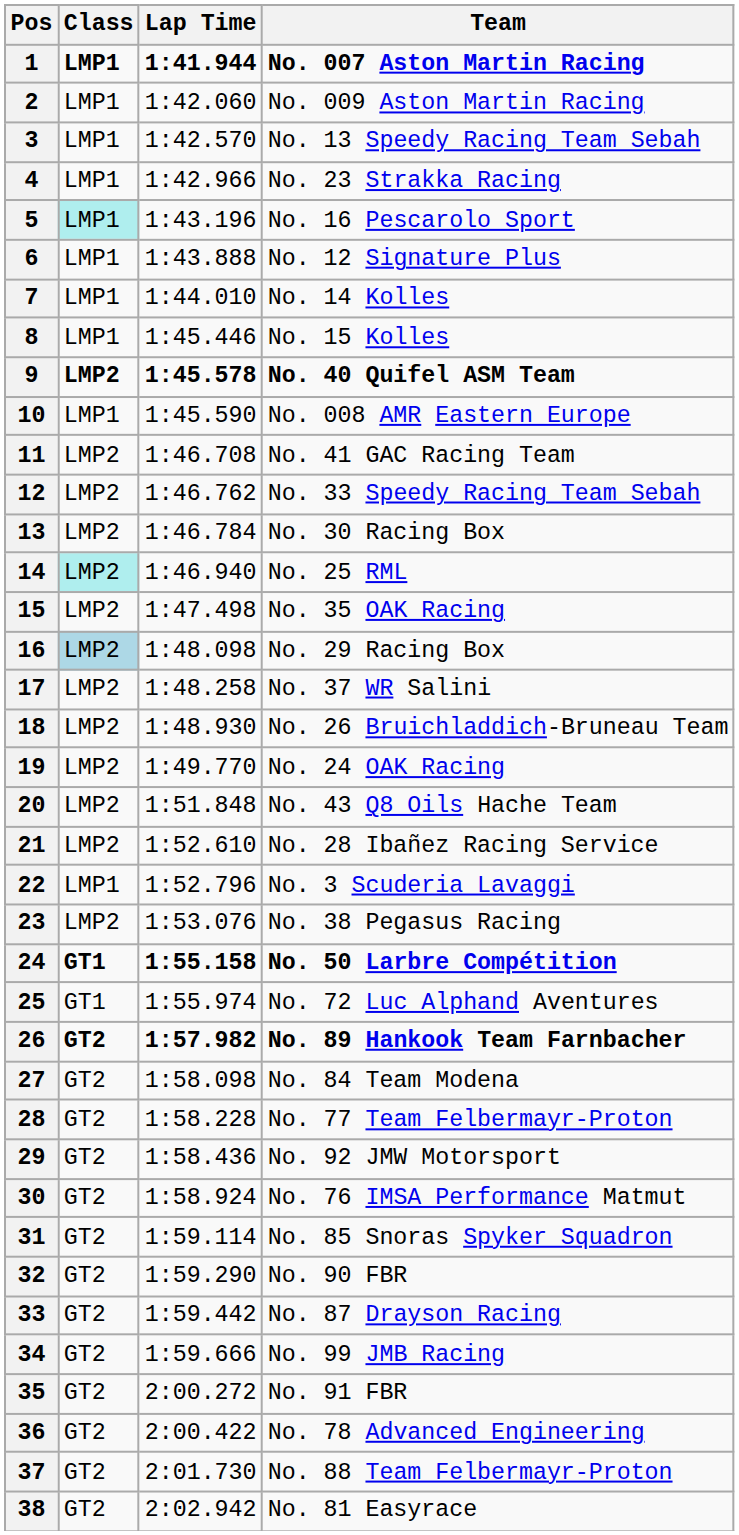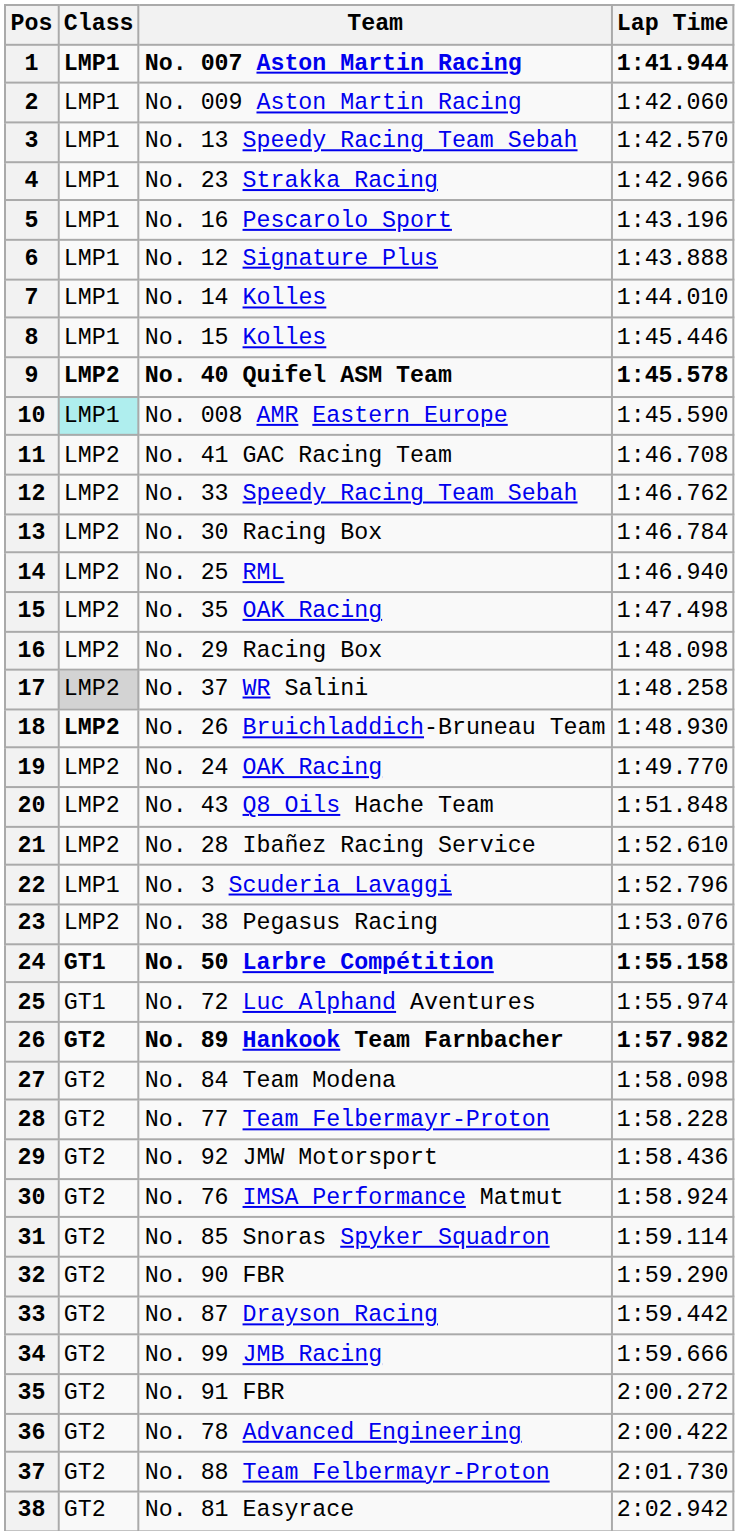columns swapped: (498, 24) <-> (201, 24)
(92, 220) paleturquoise background -> (92, 220) no background
(92, 415) no background -> (92, 415) paleturquoise background
(92, 572) paleturquoise background -> (92, 572) no background
(92, 650) lightblue background -> (92, 650) no background
(92, 689) no background -> (92, 689) lightgrey background
(92, 728) normal -> (92, 728) bold
